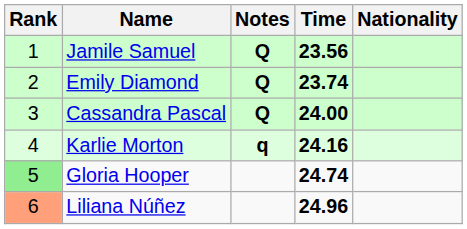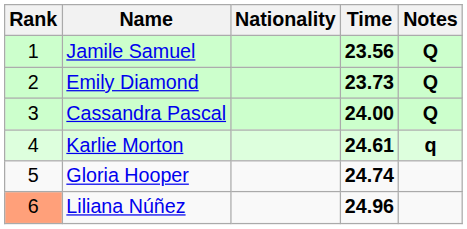columns swapped: (408, 20) <-> (262, 20)
(324, 82) 23.74 -> (369, 82) 23.73
(324, 144) 24.16 -> (369, 144) 24.61
(33, 176) lightgreen background -> (33, 176) no background
